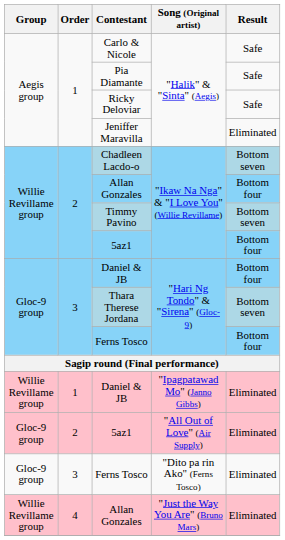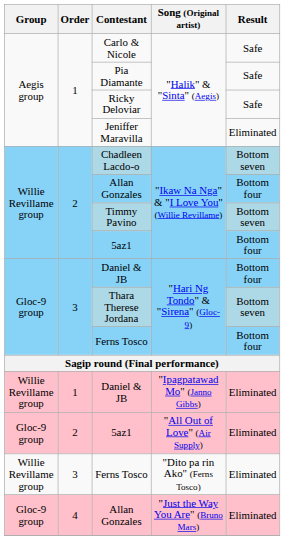(31, 474) Gloc-9 group -> (31, 474) Willie Revillame group
(31, 515) Willie Revillame group -> (31, 515) Gloc-9 group
